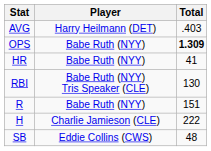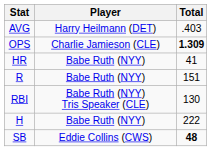(105, 45) Babe Ruth (NYY) -> (105, 45) Charlie Jamieson (CLE)
rows swapped: (19, 83) <-> (19, 105)
(105, 121) Charlie Jamieson (CLE) -> (105, 121) Babe Ruth (NYY)
(191, 137) normal -> (191, 137) bold
